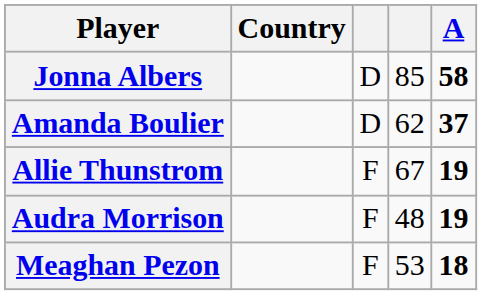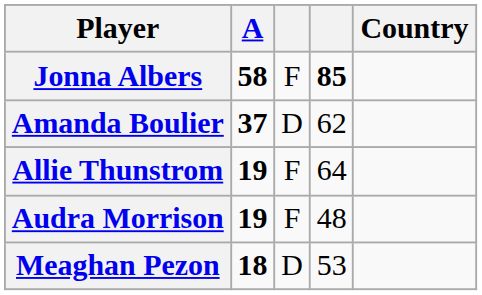columns swapped: (292, 28) <-> (454, 28)
(370, 75) D -> (292, 75) F
(410, 75) normal -> (332, 75) bold
(410, 170) 67 -> (332, 170) 64
(370, 265) F -> (292, 265) D
